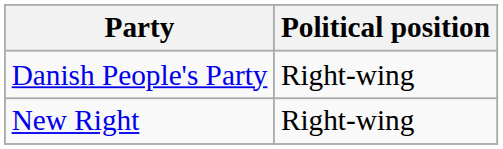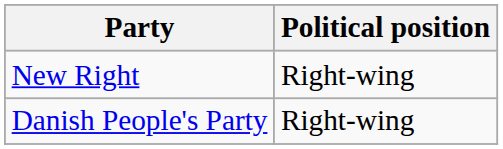rows swapped: (76, 120) <-> (140, 74)
